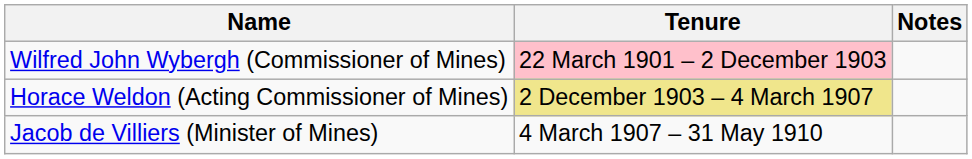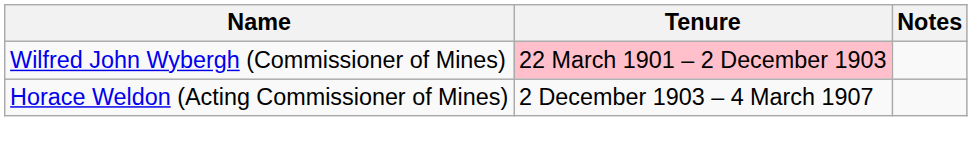(696, 97) khaki background -> (696, 97) no background
- row: (194, 134)
